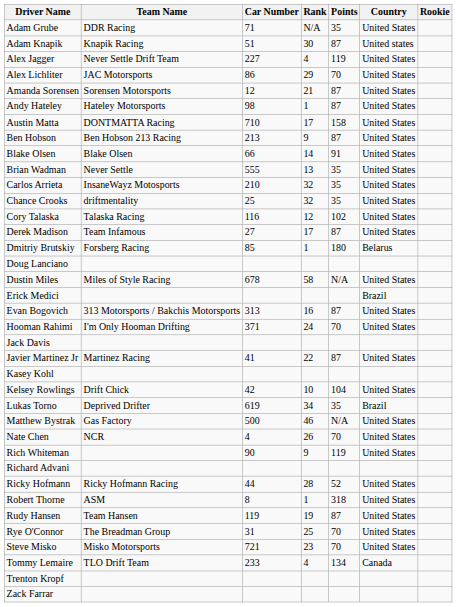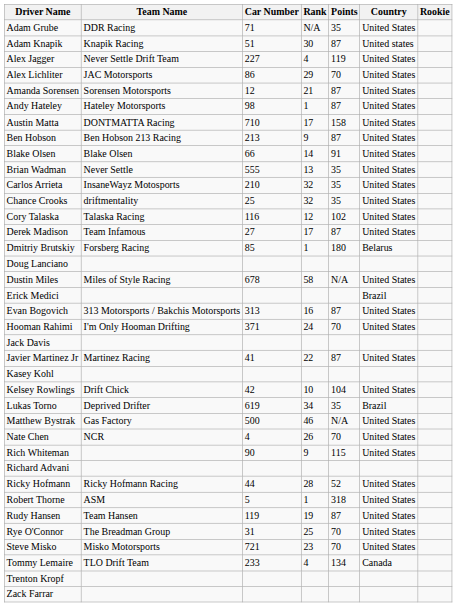(338, 452) 119 -> (338, 452) 115
(247, 500) 8 -> (247, 500) 5
